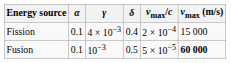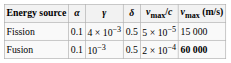(132, 31) 0.4 -> (132, 31) 0.5
(159, 31) 2 × 10−4 -> (159, 31) 5 × 10−5
(159, 49) 5 × 10−5 -> (159, 49) 2 × 10−4
